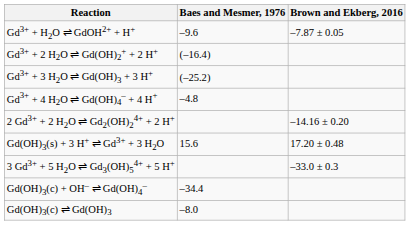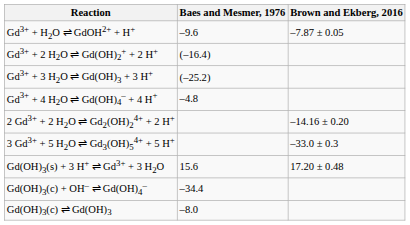rows swapped: (91, 166) <-> (85, 144)
